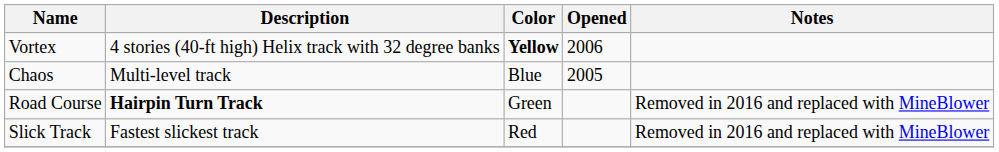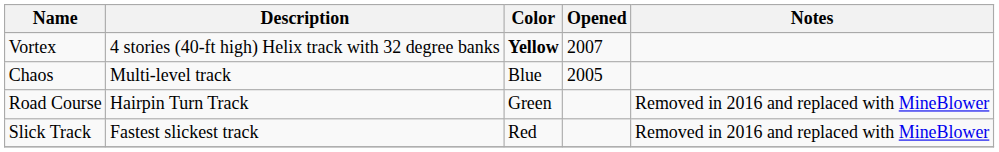(585, 47) 2006 -> (585, 47) 2007
(186, 103) bold -> (179, 103) normal
